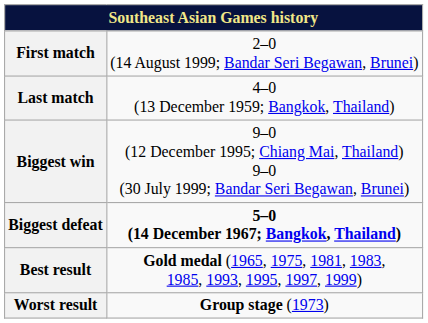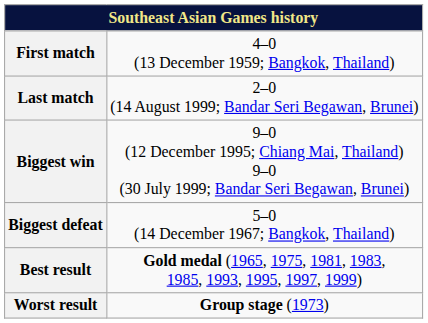(264, 53) 2–0 (14 August 1999; Bandar Seri Begawan, Brunei) -> (264, 53) 4–0 (13 December 1959; Bangkok, Thailand)
(264, 98) 4–0 (13 December 1959; Bangkok, Thailand) -> (264, 98) 2–0 (14 August 1999; Bandar Seri Begawan, Brunei)
(264, 225) bold -> (264, 225) normal
